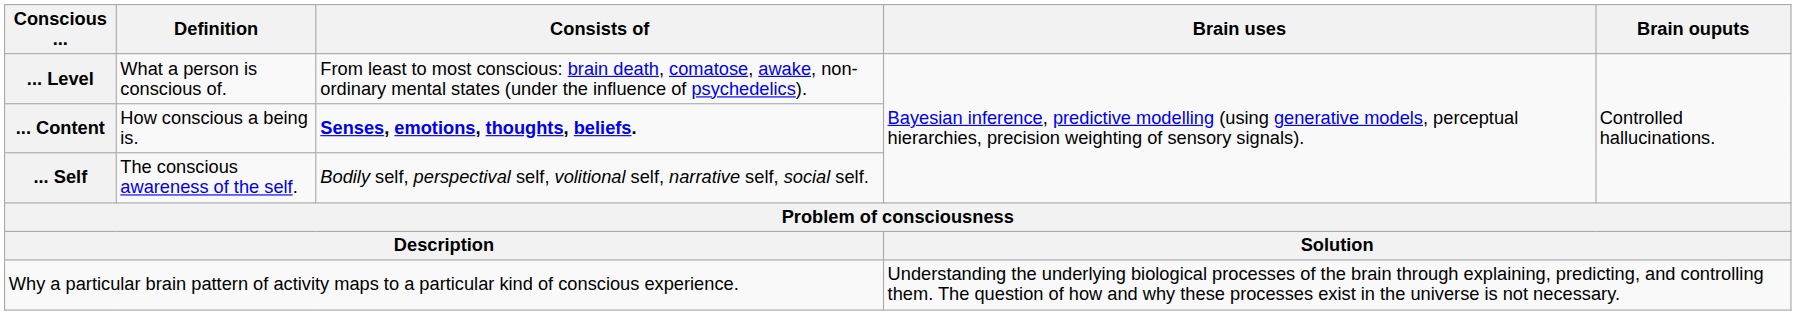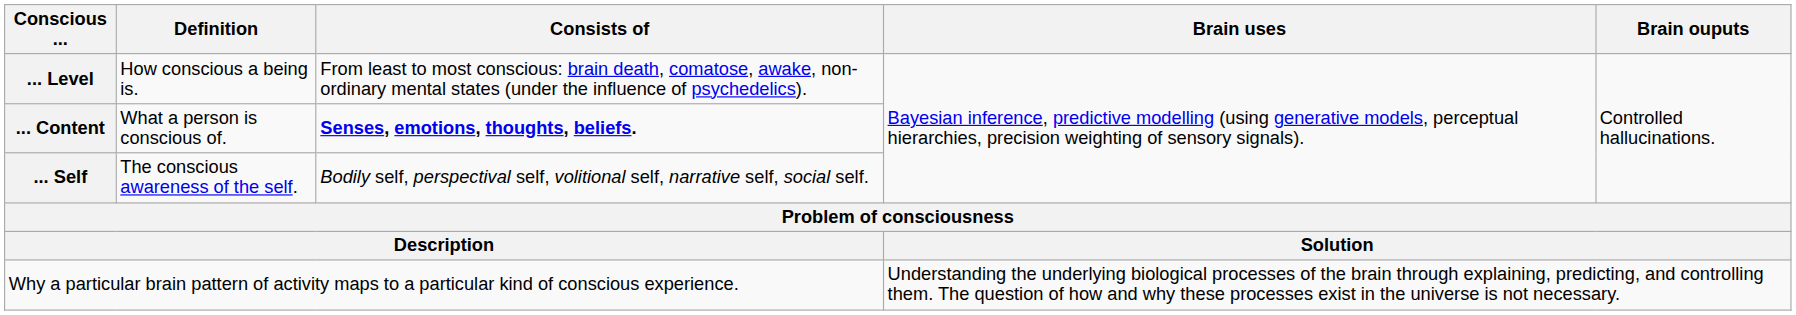(189, 78) What a person is conscious of. -> (214, 78) How conscious a being is.
(214, 128) How conscious a being is. -> (189, 128) What a person is conscious of.
